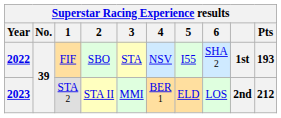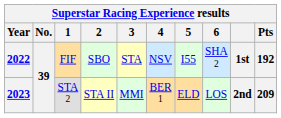(266, 59) 193 -> (266, 59) 192
(266, 94) 212 -> (266, 94) 209
